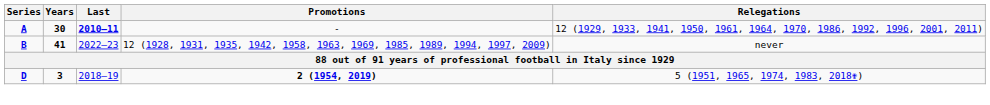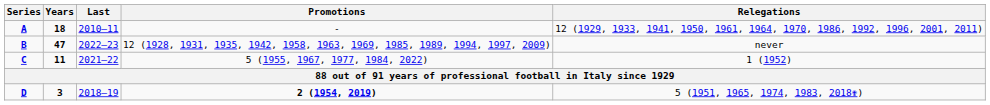(60, 28) 30 -> (60, 28) 18
(99, 28) bold -> (99, 28) normal
(60, 44) 41 -> (60, 44) 47
+ row: (24, 60)
